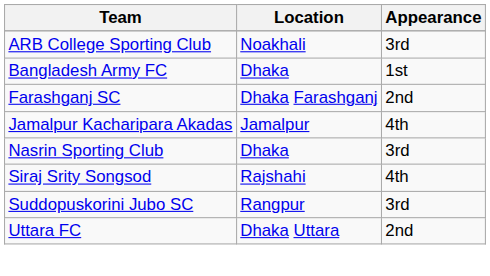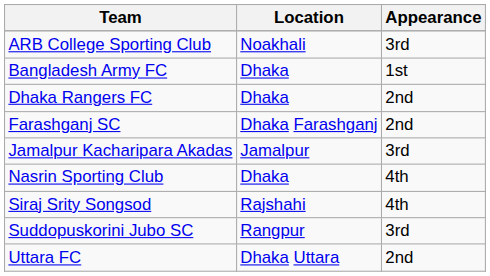+ row: (80, 97)
(397, 124) 4th -> (397, 151) 3rd
(397, 151) 3rd -> (397, 177) 4th
